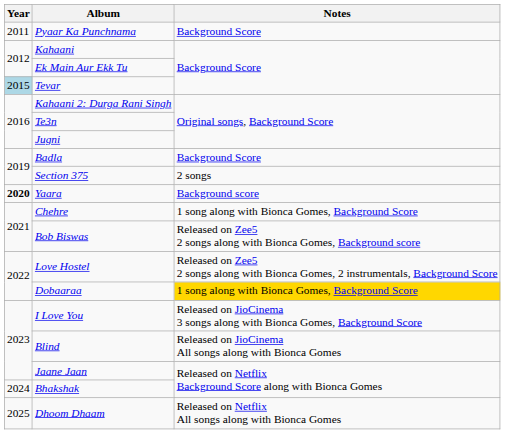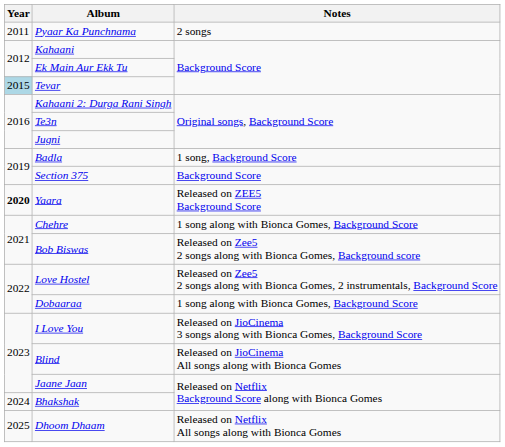(219, 31) Background Score -> (194, 31) 2 songs
(219, 157) Background Score -> (237, 157) 1 song, Background Score
(194, 175) 2 songs -> (219, 175) Background Score
(218, 193) Background score -> (219, 200) Released on ZEE5 Background Score
(297, 291) gold background -> (297, 304) no background
